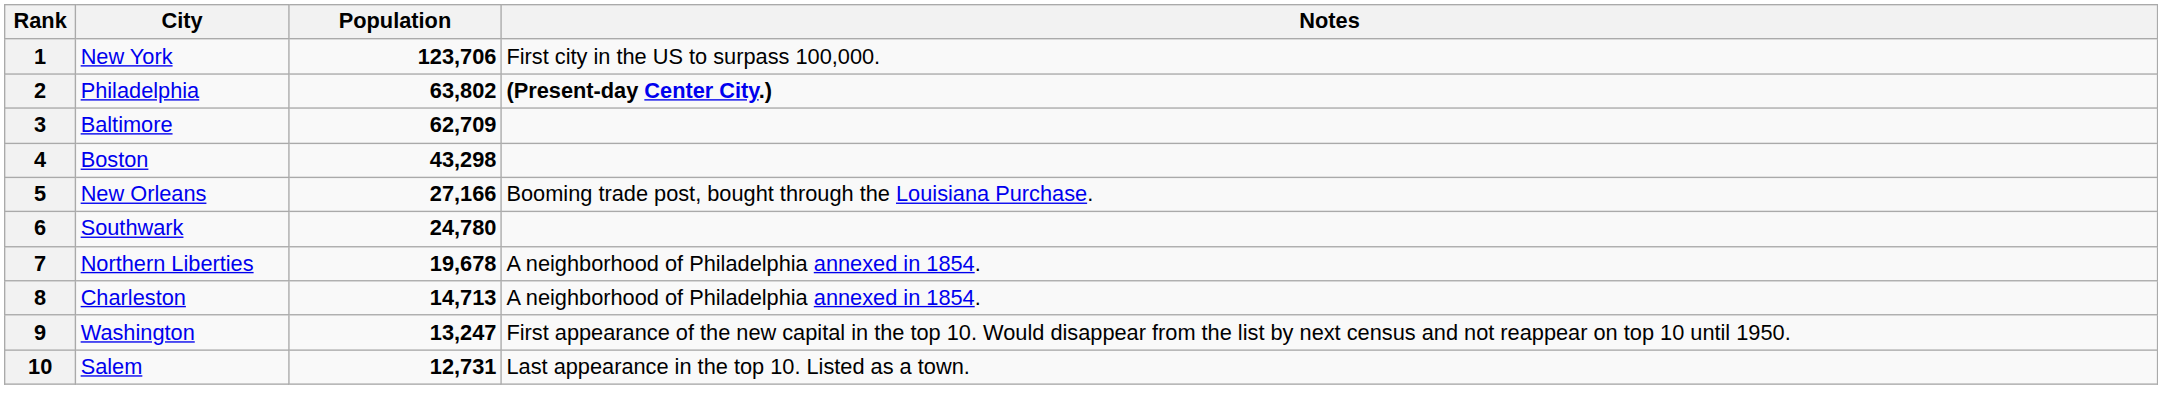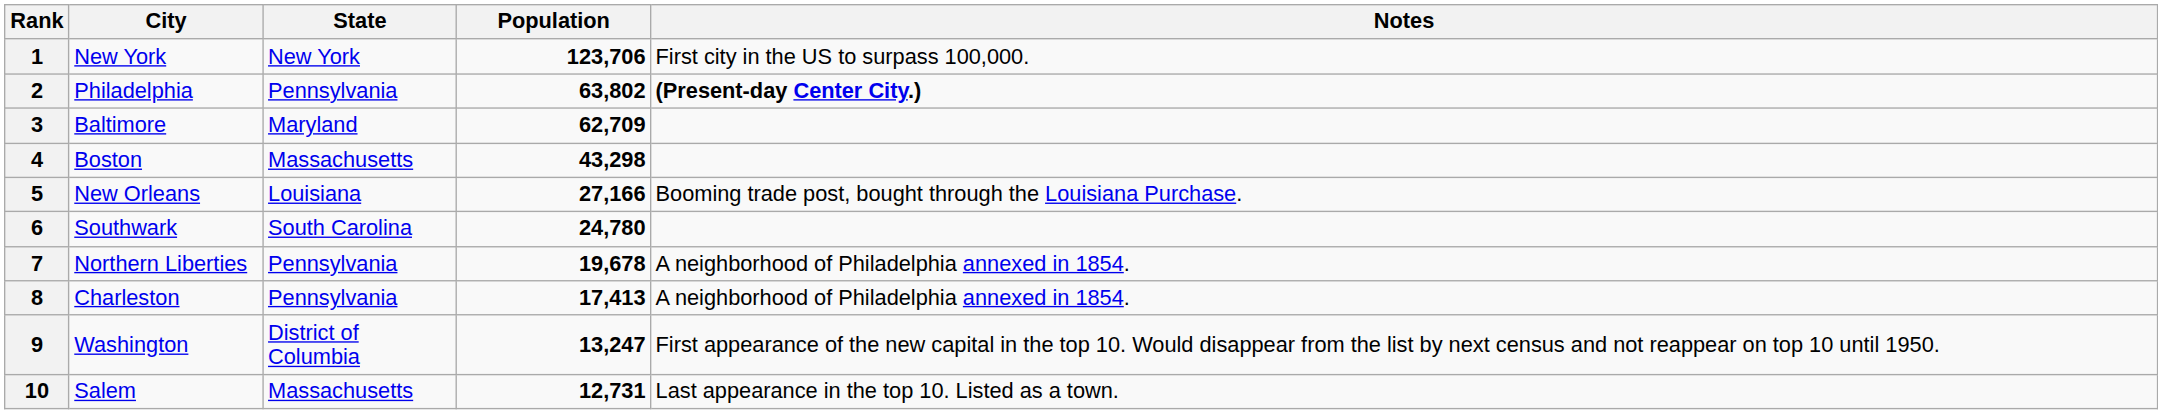+ column: (360, 21)
(463, 297) 14,713 -> (612, 297) 17,413
